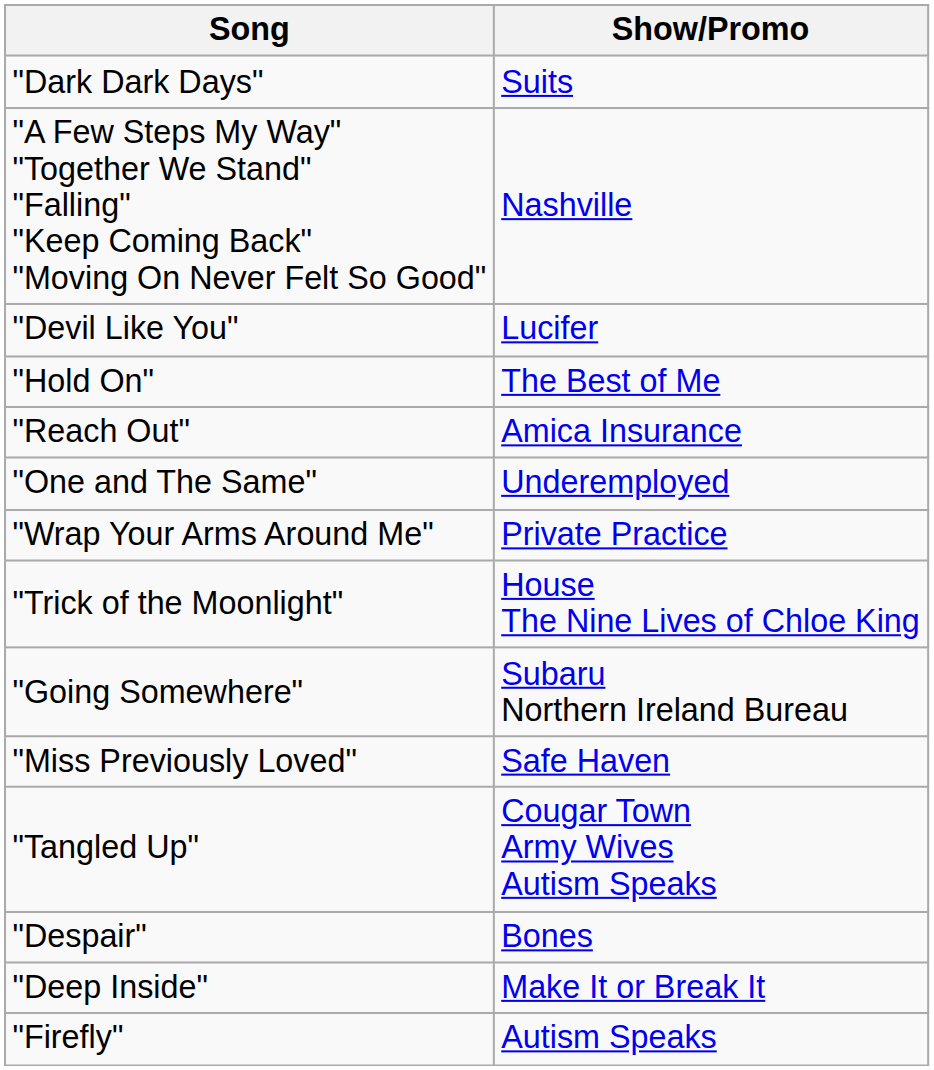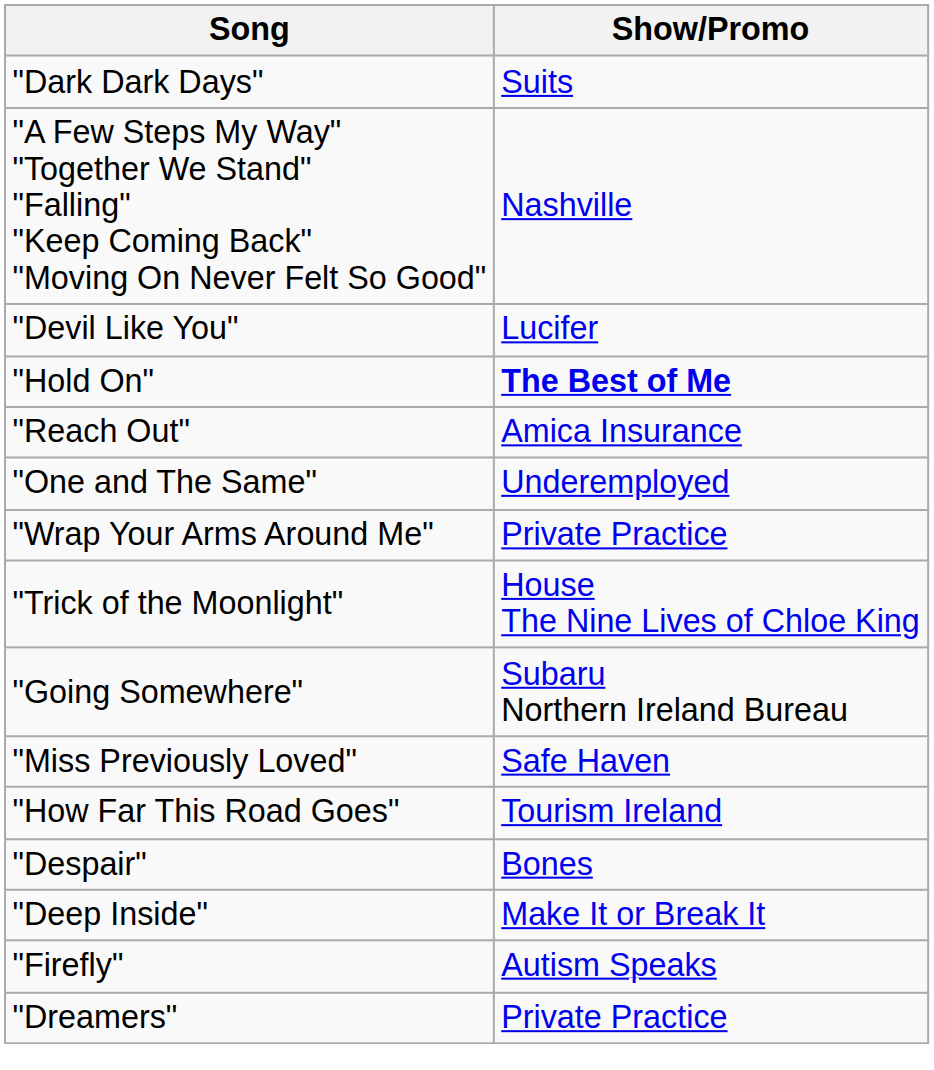(611, 380) normal -> (616, 380) bold
- row: (106, 848)
+ row: (206, 812)
+ row: (95, 1017)
